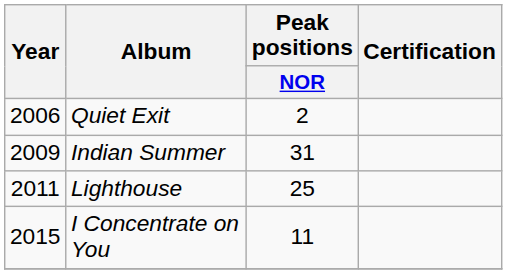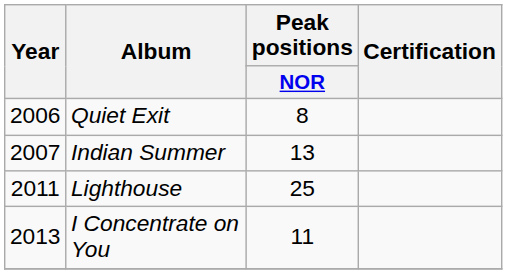(302, 116) 2 -> (302, 116) 8
(35, 152) 2009 -> (35, 152) 2007
(302, 152) 31 -> (302, 152) 13
(35, 237) 2015 -> (35, 237) 2013
